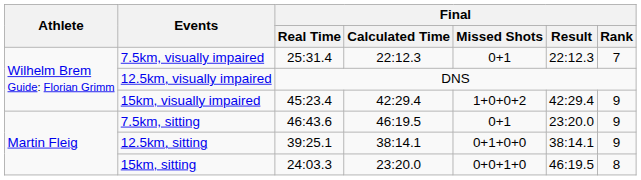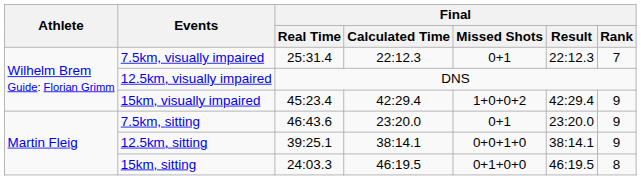(399, 121) 46:19.5 -> (399, 121) 23:20.0
(500, 143) 0+1+0+0 -> (500, 143) 0+0+1+0
(399, 164) 23:20.0 -> (399, 164) 46:19.5
(500, 164) 0+0+1+0 -> (500, 164) 0+1+0+0
